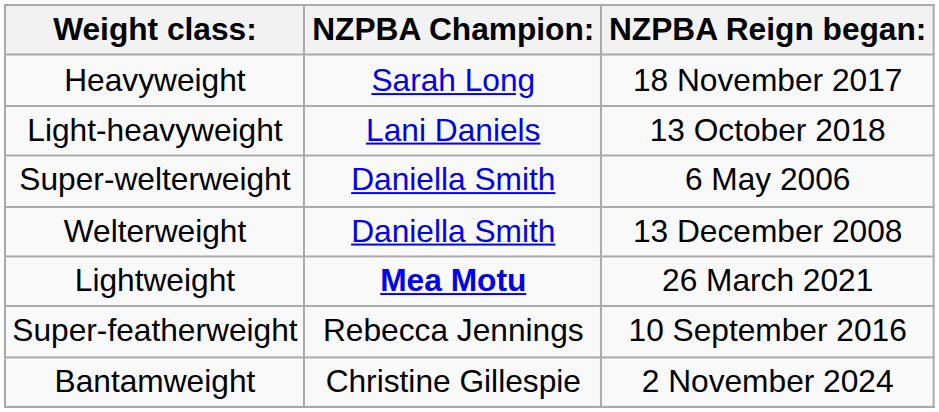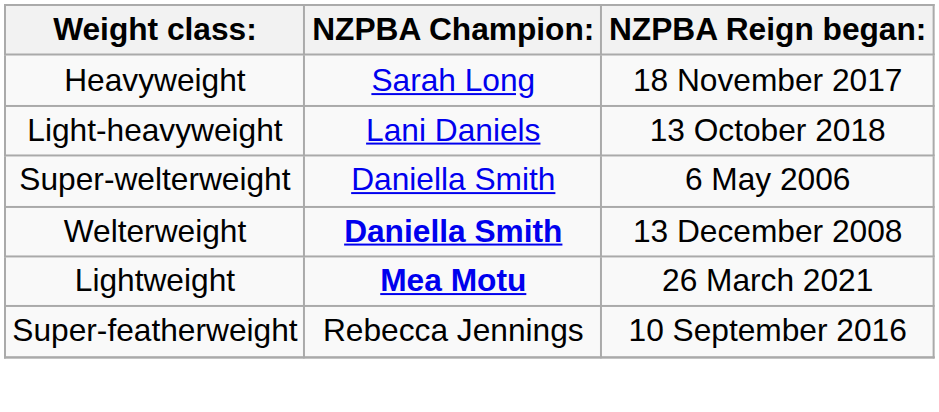(453, 230) normal -> (453, 230) bold
- row: (155, 381)
